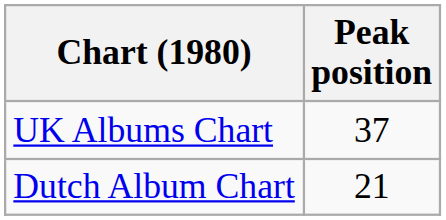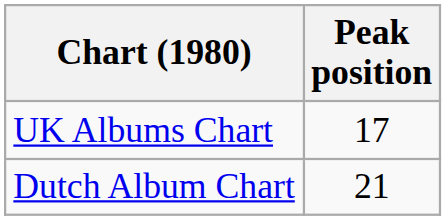(372, 129) 37 -> (372, 129) 17
